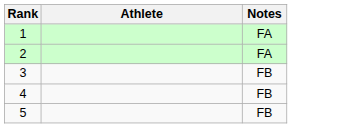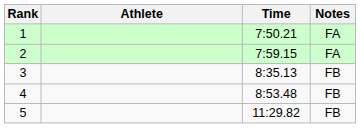+ column: (276, 14)
